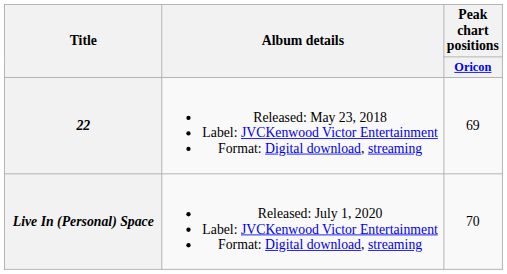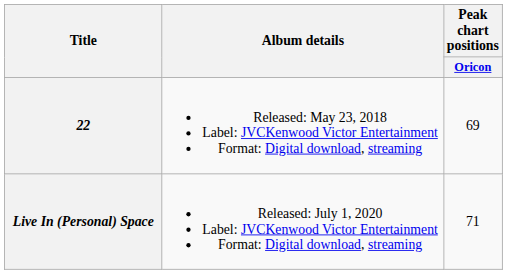(473, 221) 70 -> (473, 221) 71
